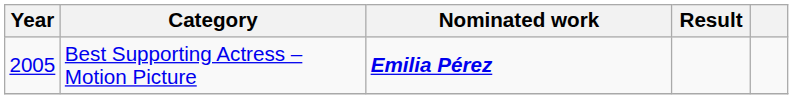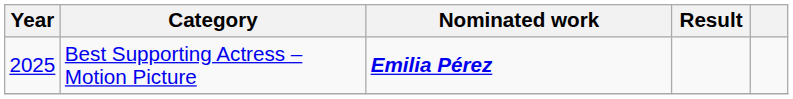(32, 65) 2005 -> (32, 65) 2025
